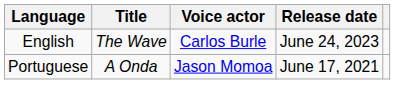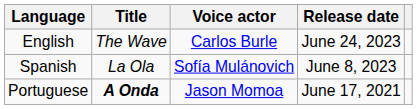+ row: (48, 66)
(131, 66) normal -> (131, 91) bold
